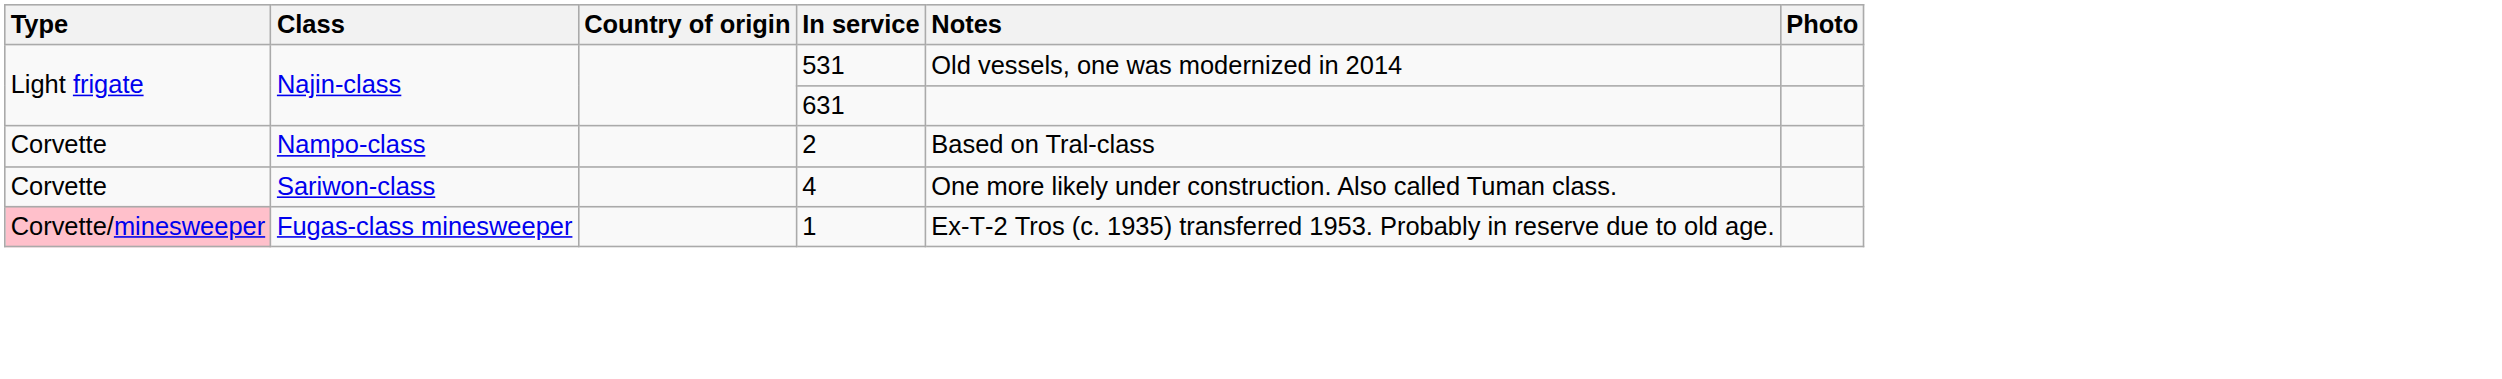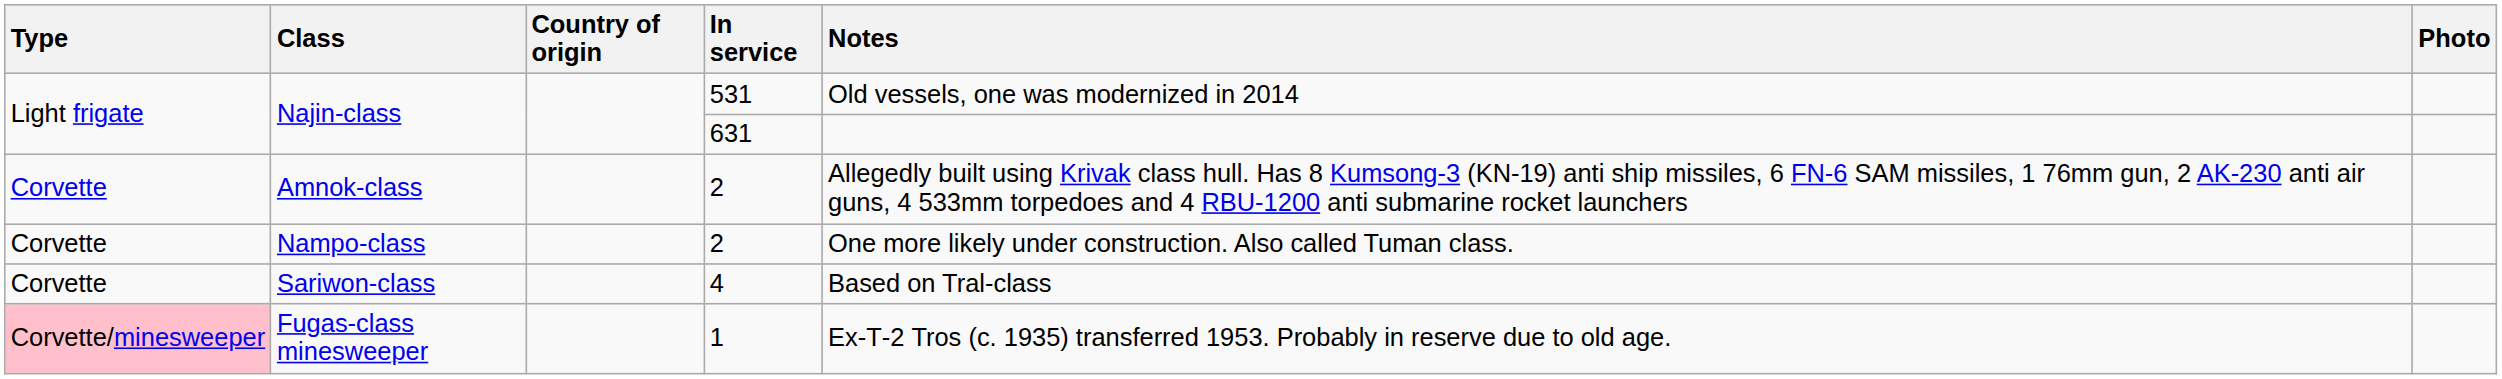+ row: (350, 188)
(1043, 145) Based on Tral-class -> (1171, 243) One more likely under construction. Also called Tuman class.
(1274, 186) One more likely under construction. Also called Tuman class. -> (940, 283) Based on Tral-class
